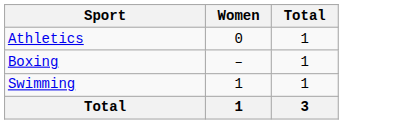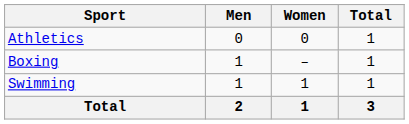+ column: (239, 16)
